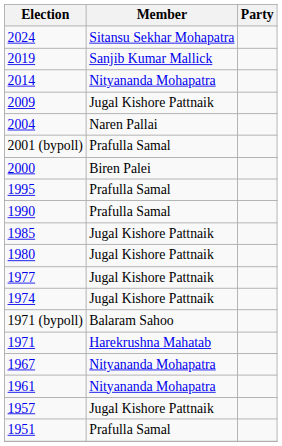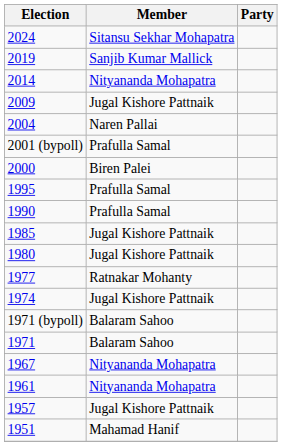(152, 277) Jugal Kishore Pattnaik -> (141, 277) Ratnakar Mohanty
(150, 342) Harekrushna Mahatab -> (131, 342) Balaram Sahoo
(130, 430) Prafulla Samal -> (134, 430) Mahamad Hanif
